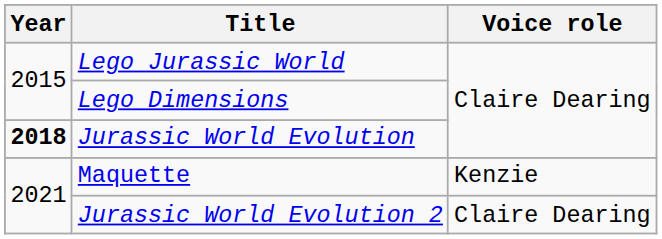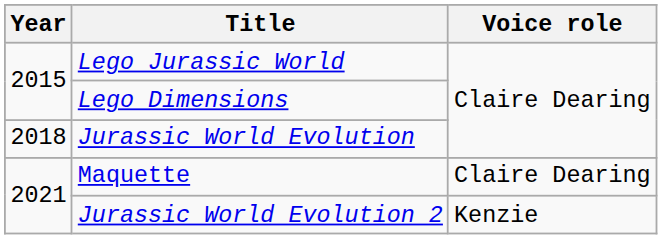(39, 138) bold -> (39, 138) normal
(496, 177) Kenzie -> (552, 177) Claire Dearing
(552, 215) Claire Dearing -> (496, 215) Kenzie
